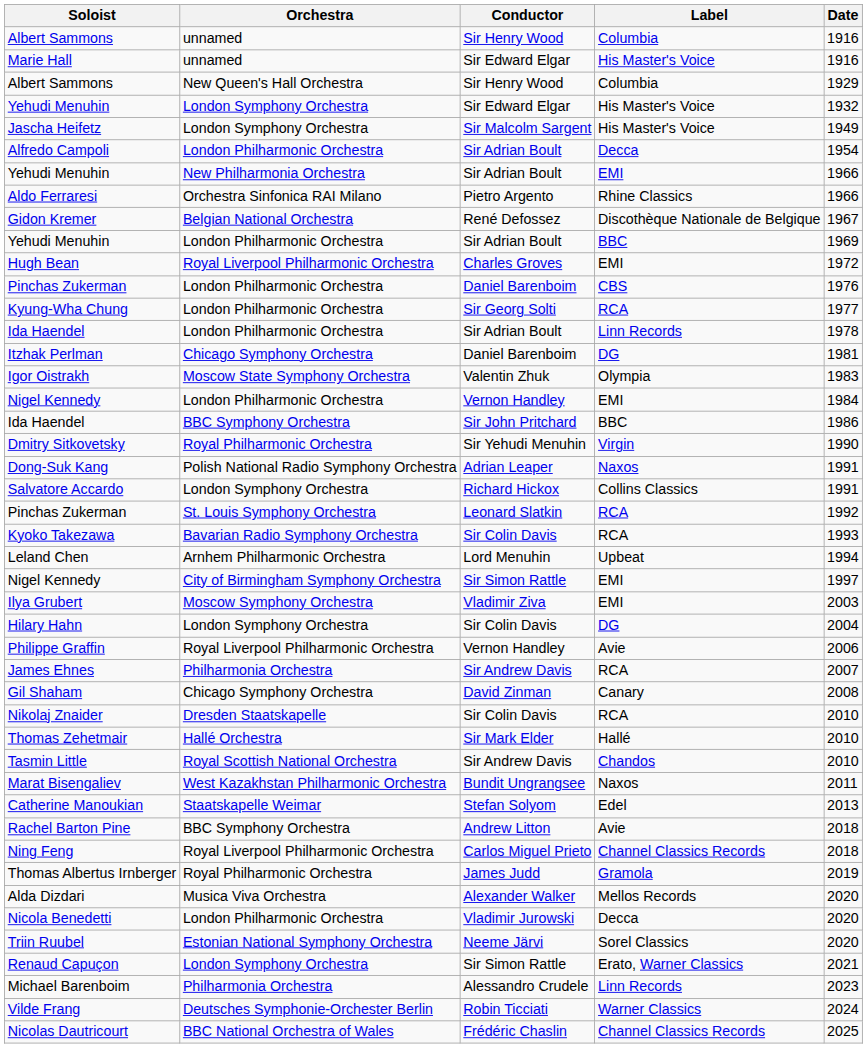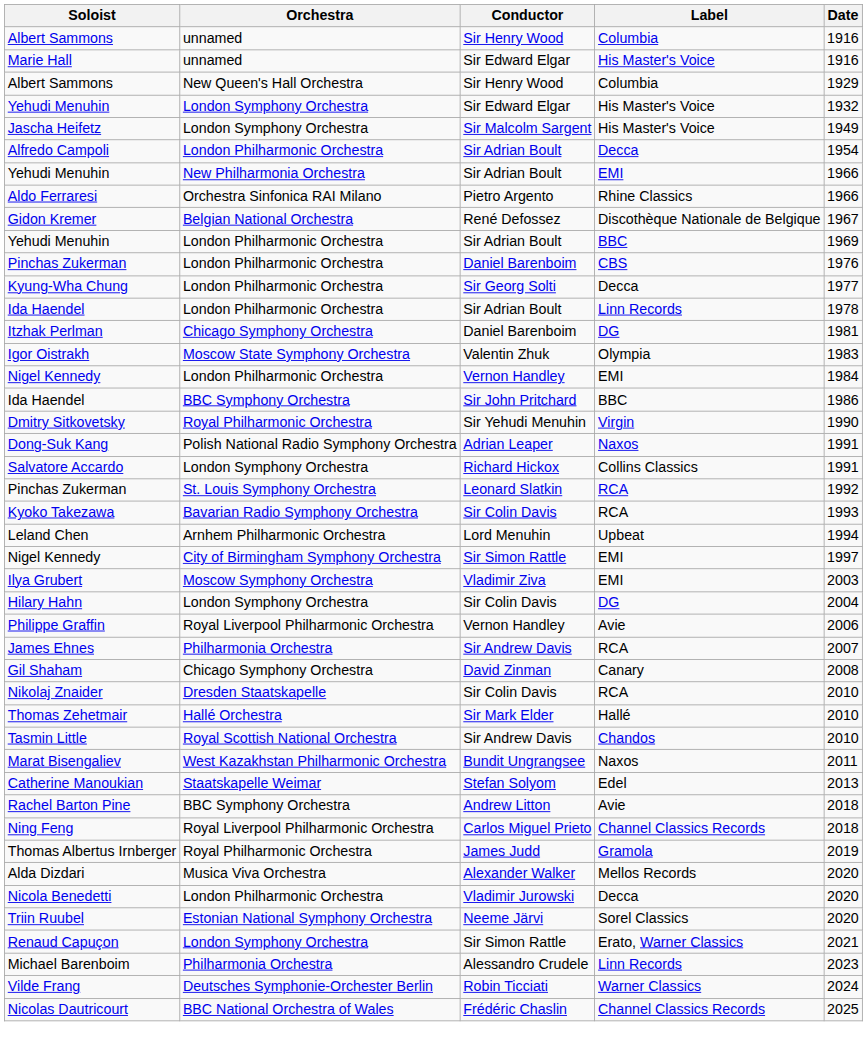- row: (43, 264)
(613, 309) RCA -> (618, 286) Decca
